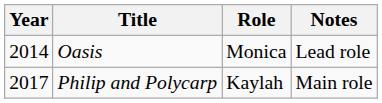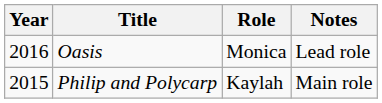(29, 51) 2014 -> (29, 51) 2016
(29, 82) 2017 -> (29, 82) 2015
